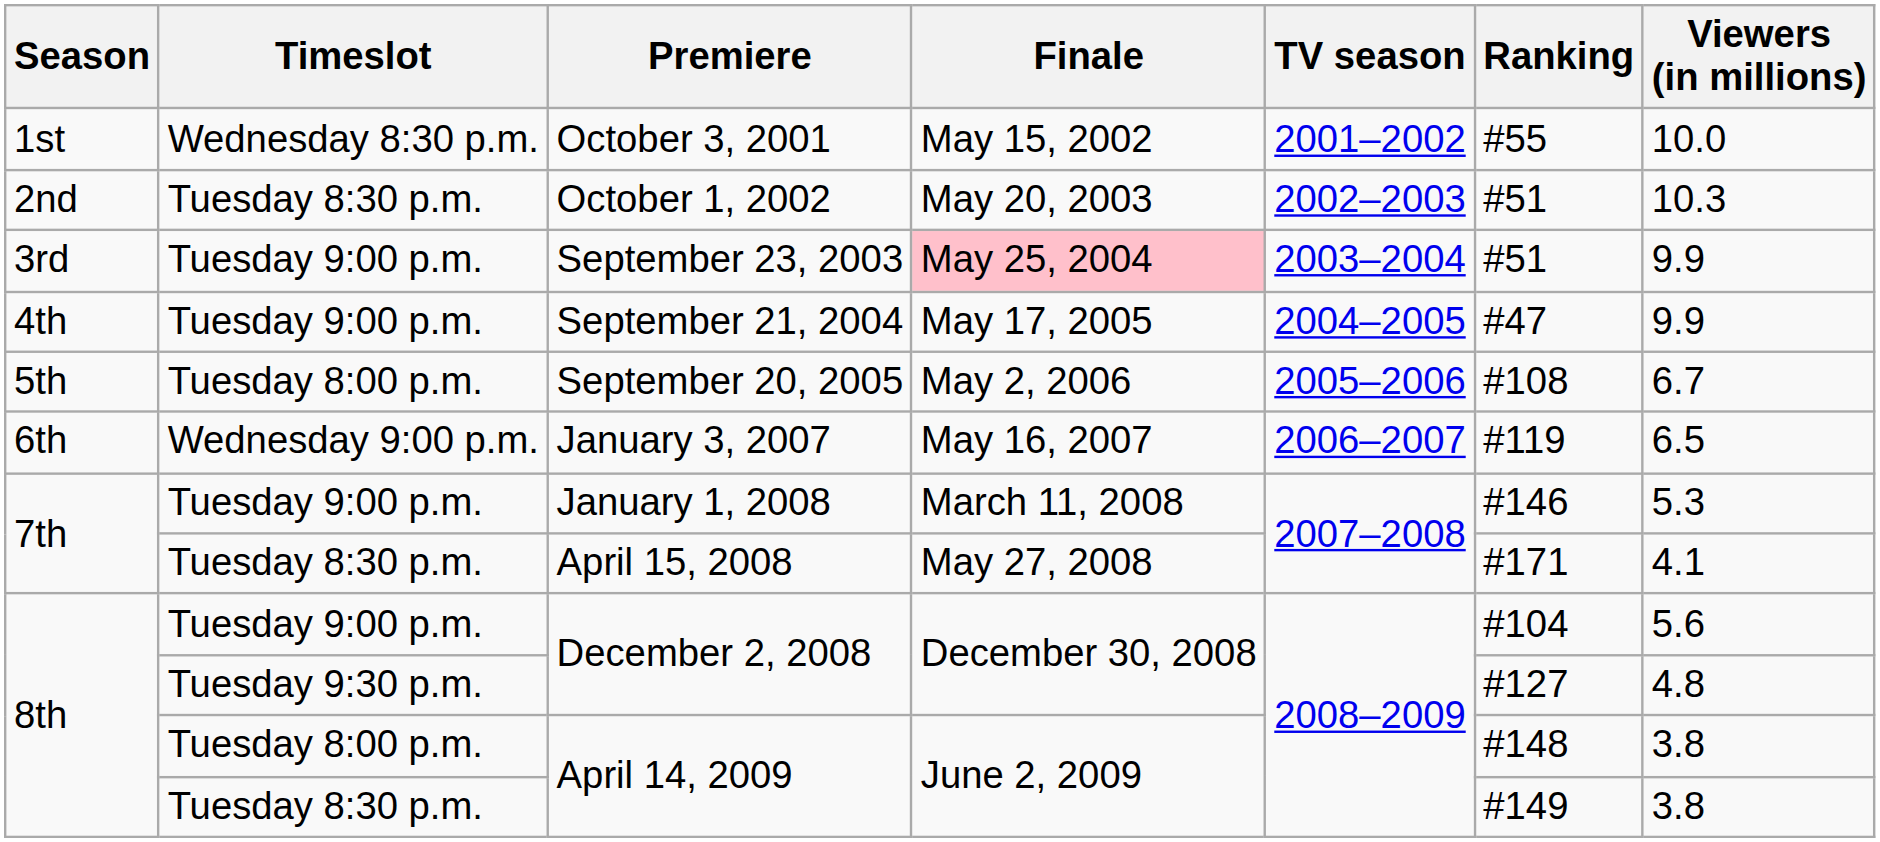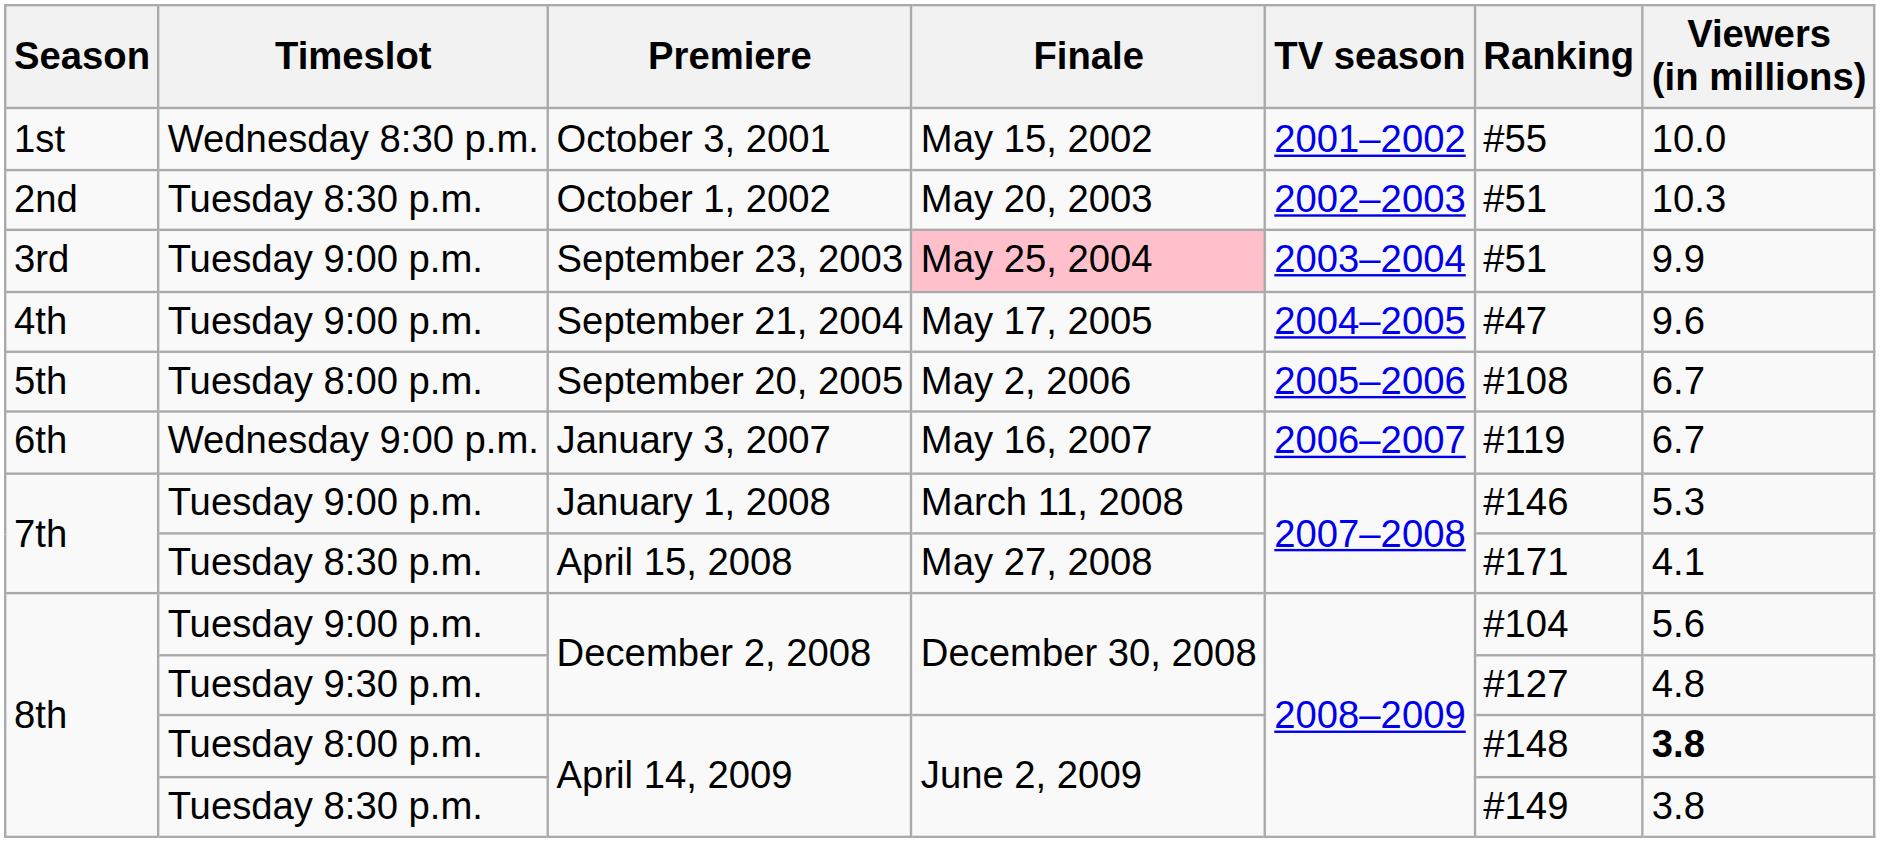(1678, 320) 9.9 -> (1678, 320) 9.6
(1678, 441) 6.5 -> (1678, 441) 6.7
(1678, 744) normal -> (1678, 744) bold
